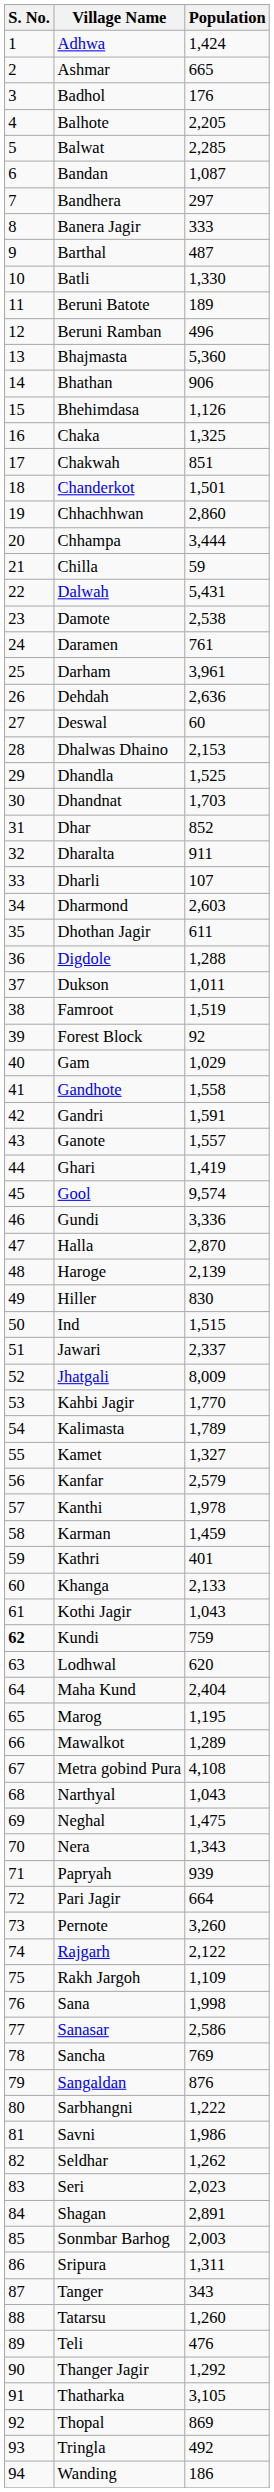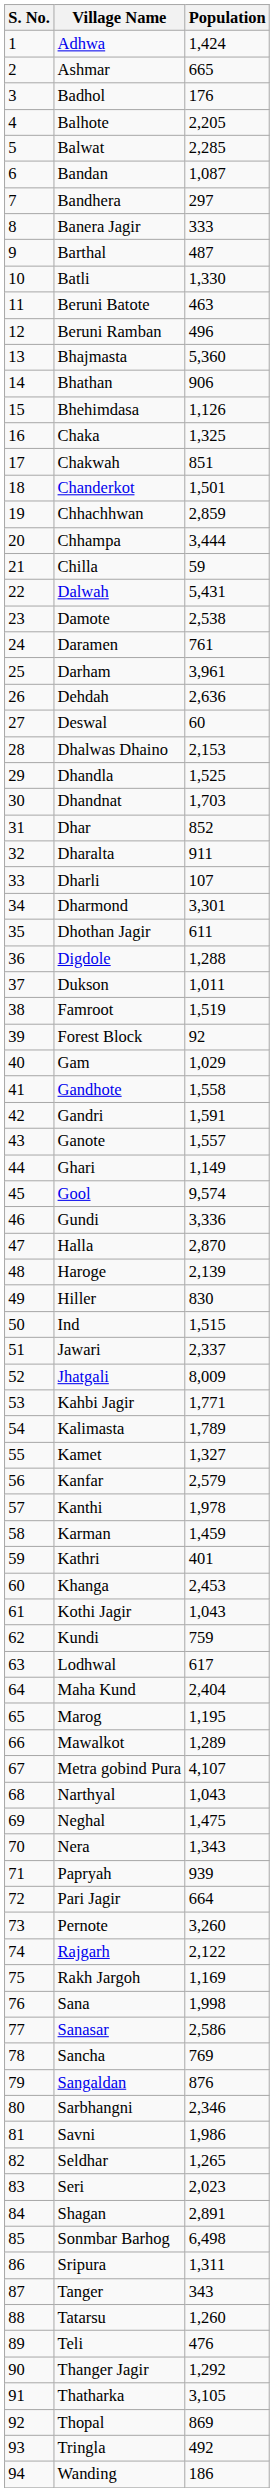(201, 305) 189 -> (201, 305) 463
(207, 514) 2,860 -> (207, 514) 2,859
(207, 906) 2,603 -> (207, 906) 3,301
(207, 1167) 1,419 -> (207, 1167) 1,149
(207, 1402) 1,770 -> (207, 1402) 1,771
(207, 1585) 2,133 -> (207, 1585) 2,453
(17, 1638) bold -> (17, 1638) normal
(201, 1664) 620 -> (201, 1664) 617
(207, 1768) 4,108 -> (207, 1768) 4,107
(207, 1977) 1,109 -> (207, 1977) 1,169
(207, 2108) 1,222 -> (207, 2108) 2,346
(207, 2160) 1,262 -> (207, 2160) 1,265
(207, 2239) 2,003 -> (207, 2239) 6,498
